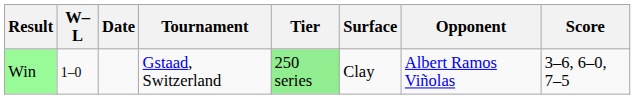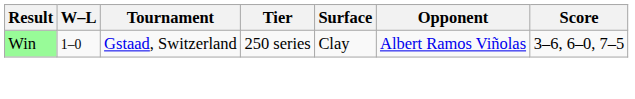- column: (119, 26)
(293, 71) lightgreen background -> (278, 43) no background
